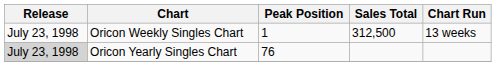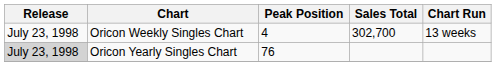(265, 33) 1 -> (265, 33) 4
(374, 33) 312,500 -> (374, 33) 302,700
